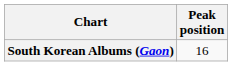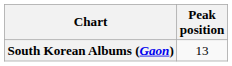(202, 50) 16 -> (202, 50) 13
